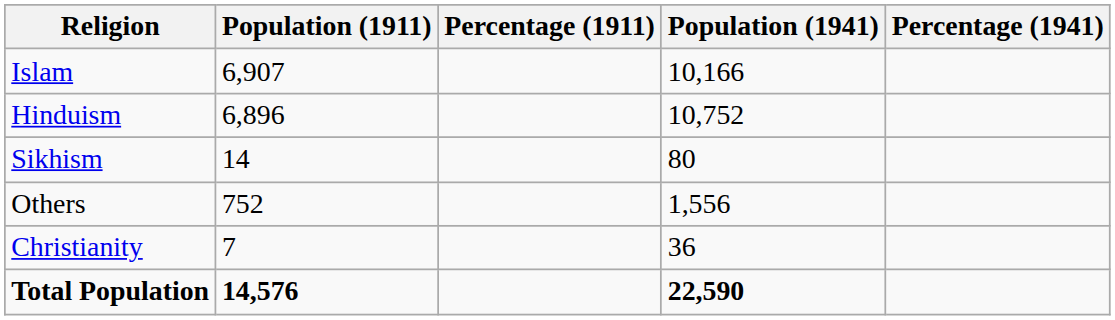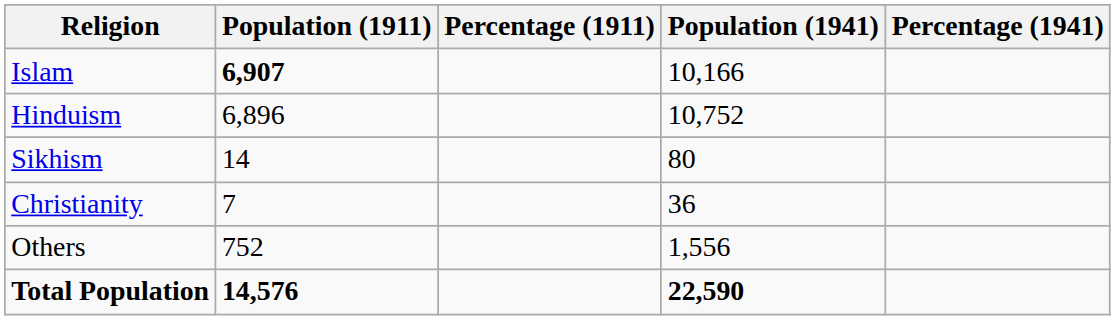(253, 70) normal -> (253, 70) bold
rows swapped: (77, 247) <-> (48, 203)
